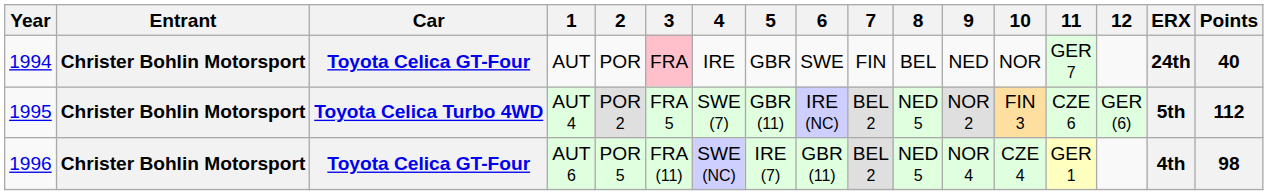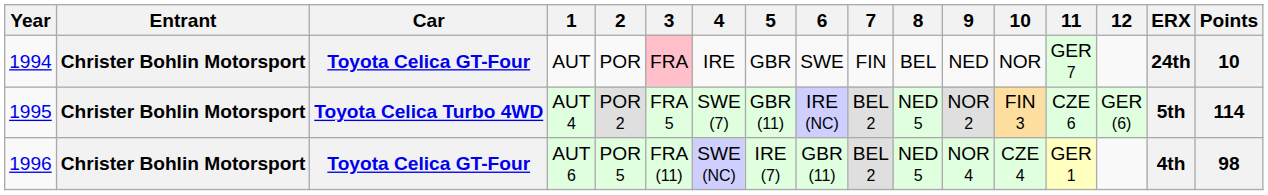(1229, 61) 40 -> (1229, 61) 10
(1229, 113) 112 -> (1229, 113) 114
